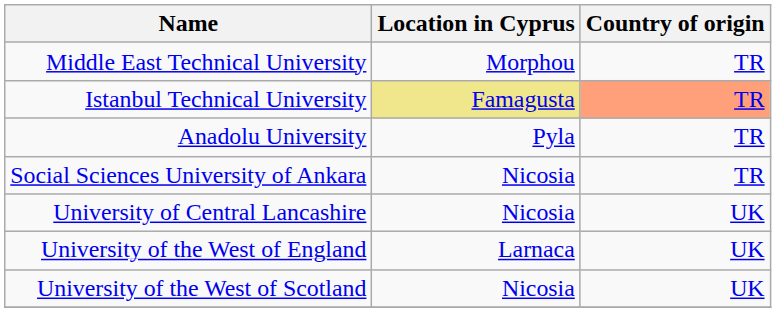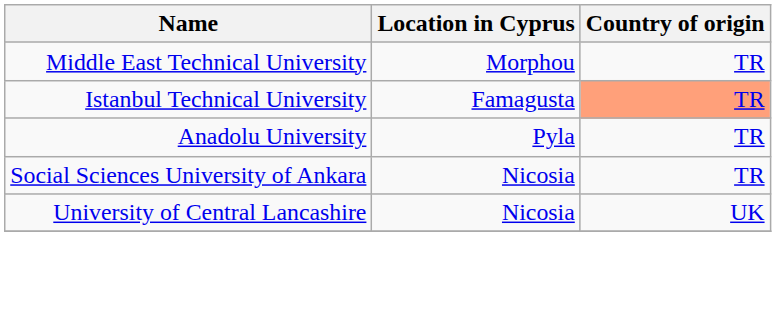(523, 99) khaki background -> (523, 99) no background
- row: (204, 250)
- row: (202, 288)
